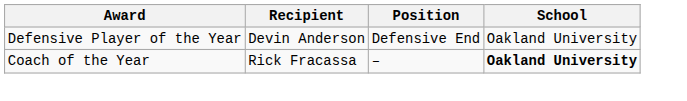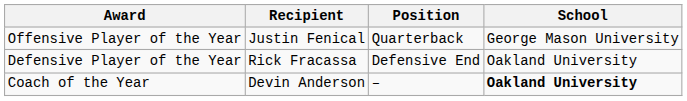+ row: (125, 39)
(307, 39) Devin Anderson -> (302, 61) Rick Fracassa
(302, 61) Rick Fracassa -> (307, 84) Devin Anderson
